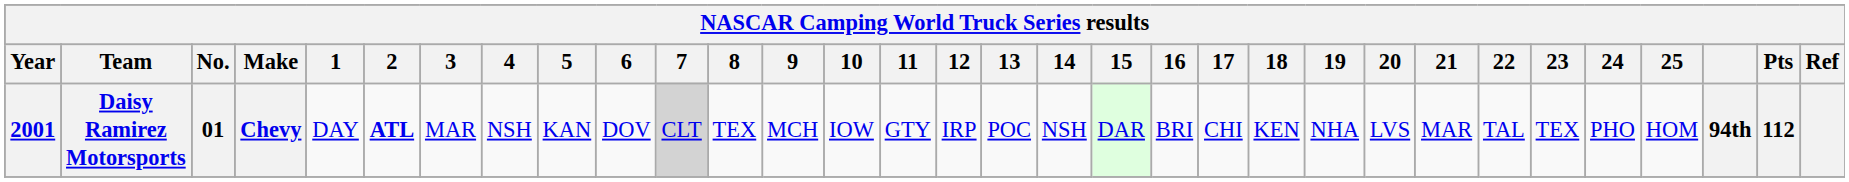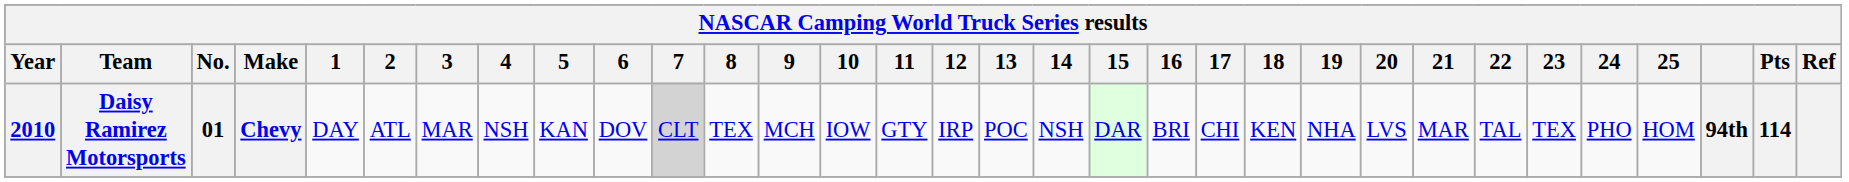(33, 129) 2001 -> (33, 129) 2010
(392, 129) bold -> (390, 129) normal
(1778, 129) 112 -> (1775, 129) 114
